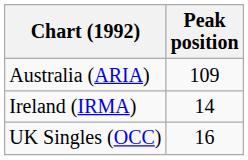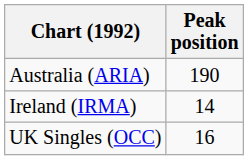(205, 74) 109 -> (205, 74) 190
